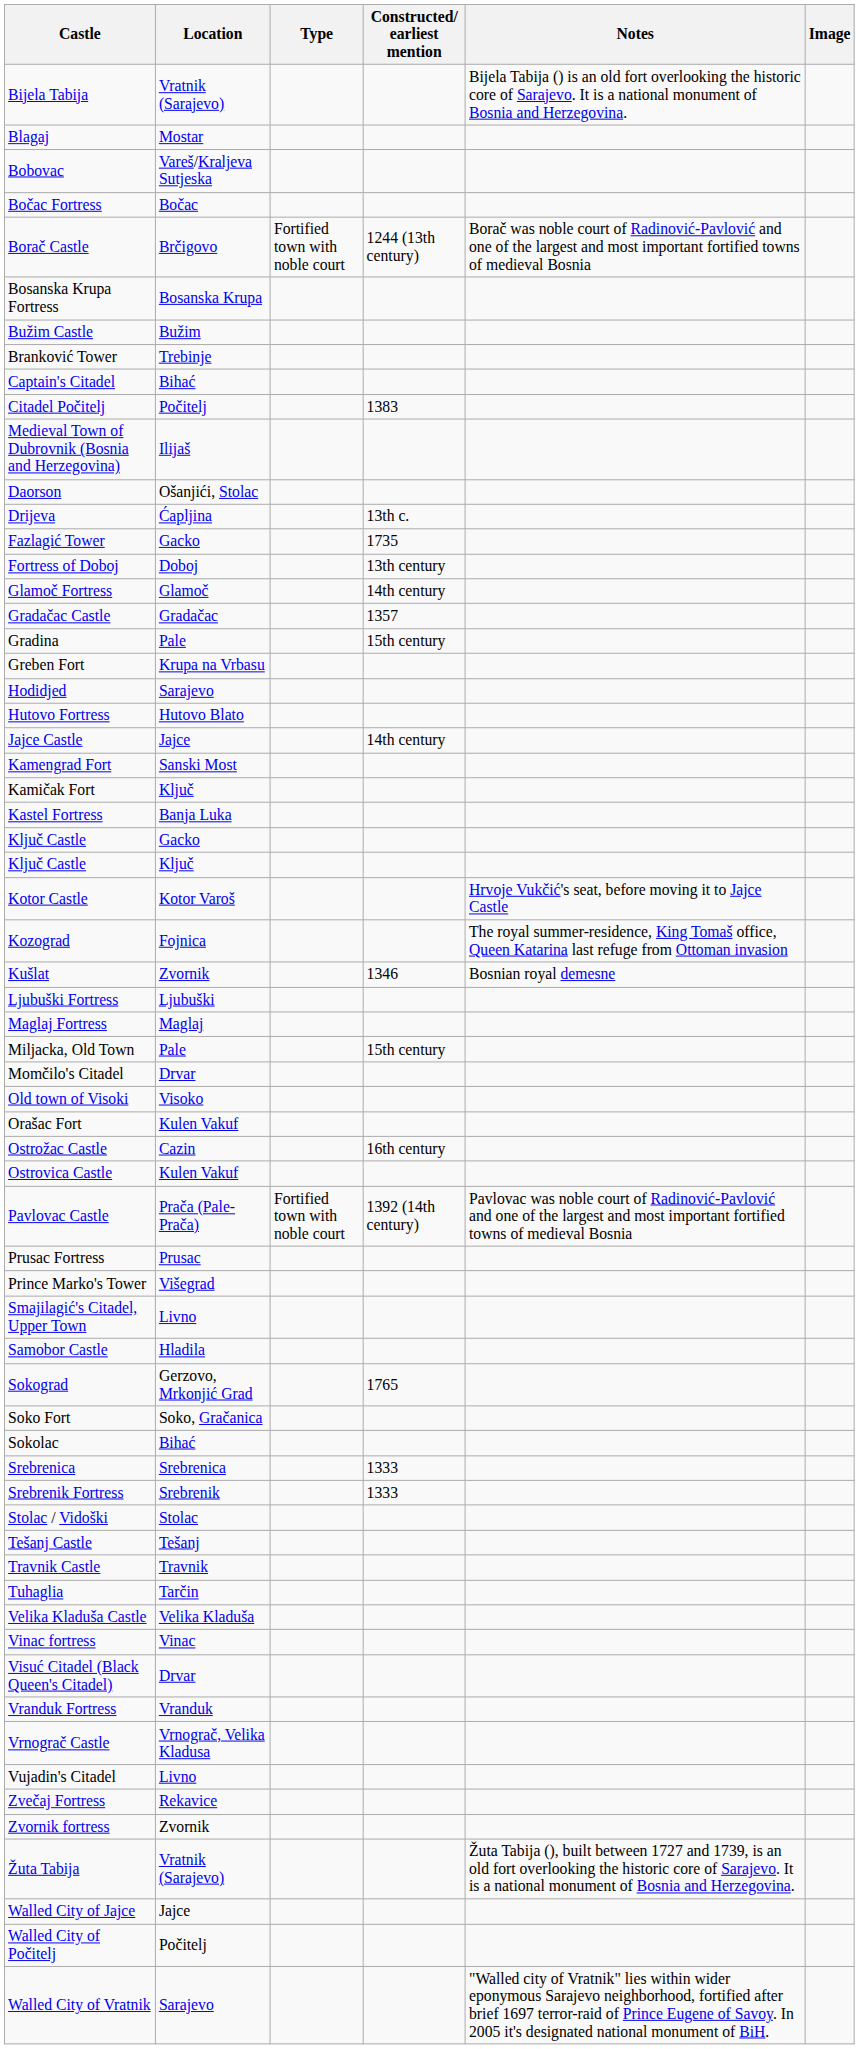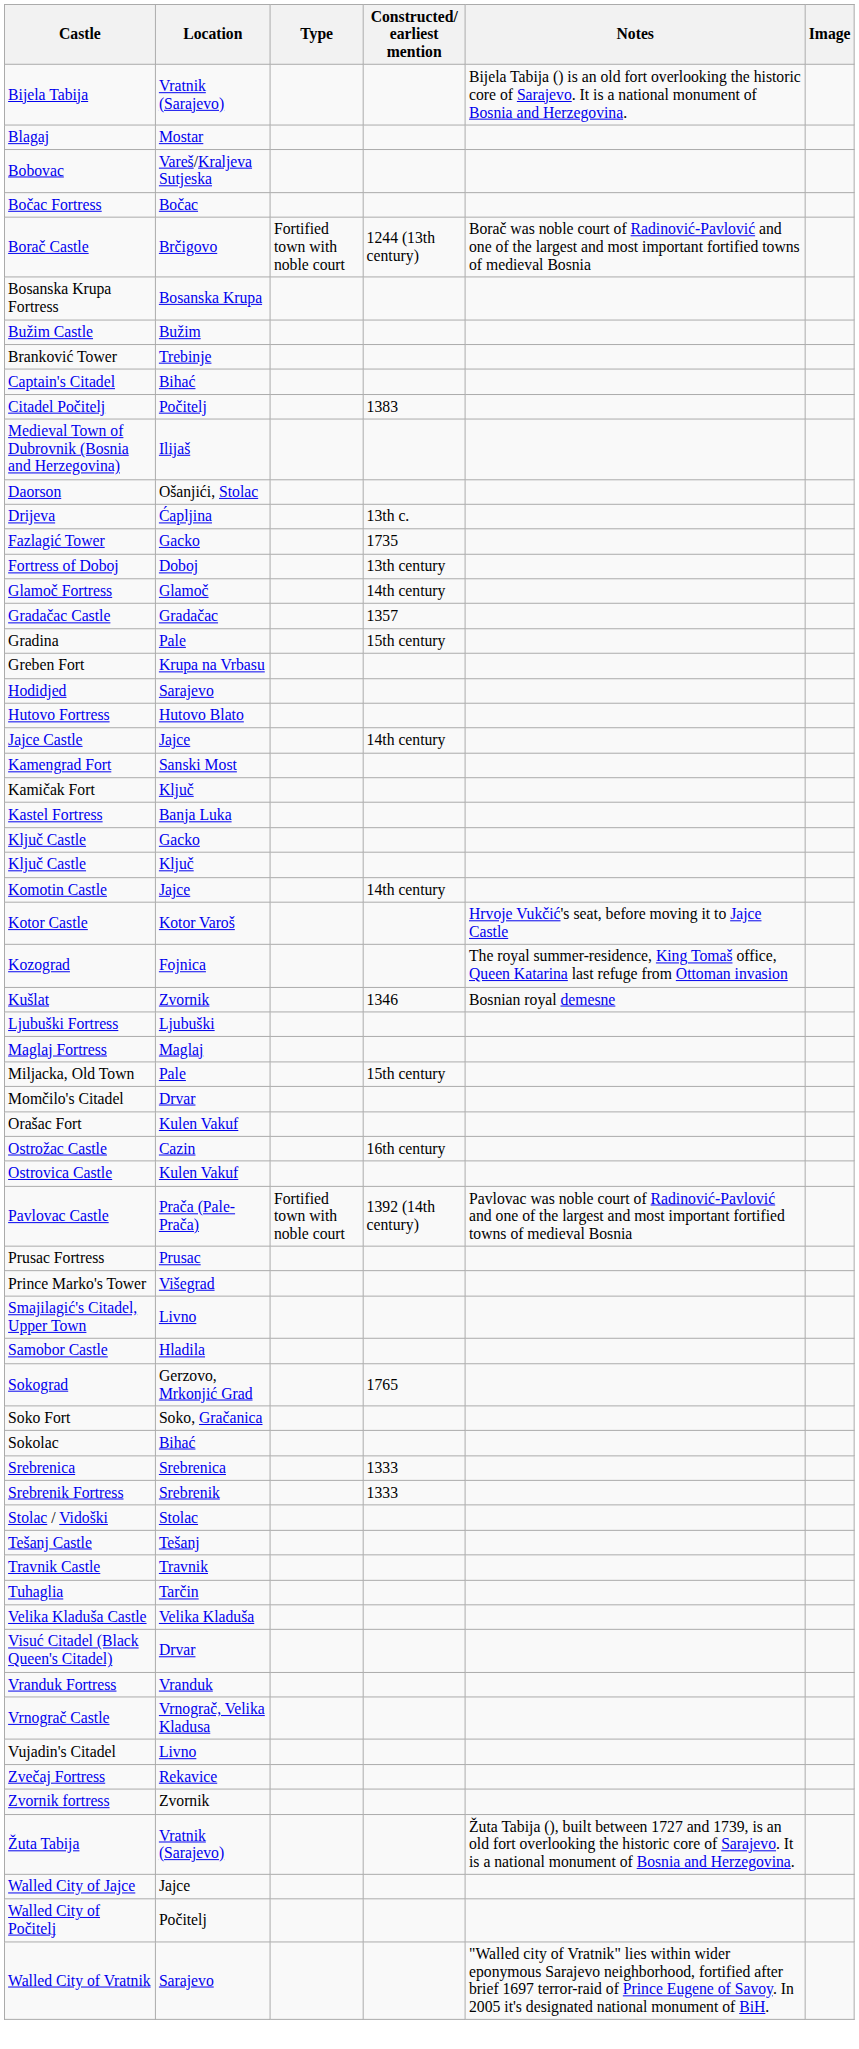+ row: (58, 889)
- row: (68, 1098)
- row: (52, 1642)
